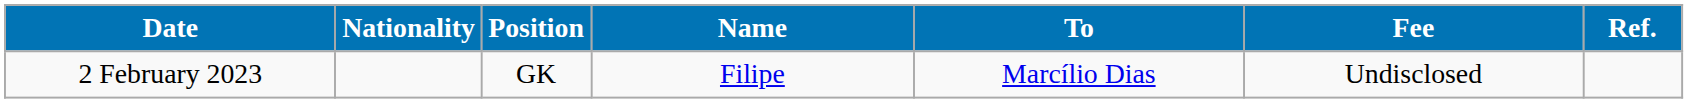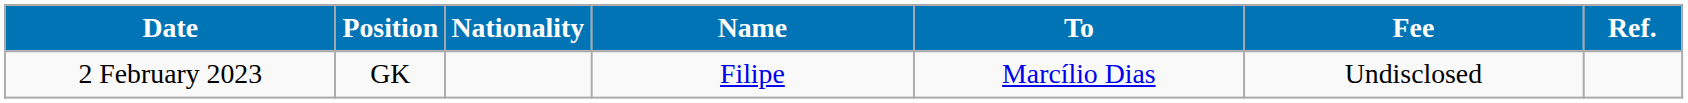columns swapped: (536, 27) <-> (409, 27)
